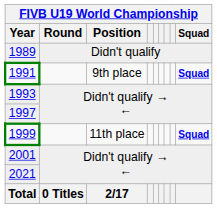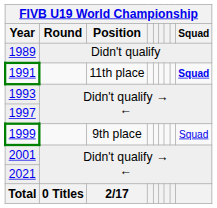(117, 73) 9th place -> (117, 73) 11th place
(117, 134) 11th place -> (117, 134) 9th place
(194, 134) bold -> (194, 135) normal
